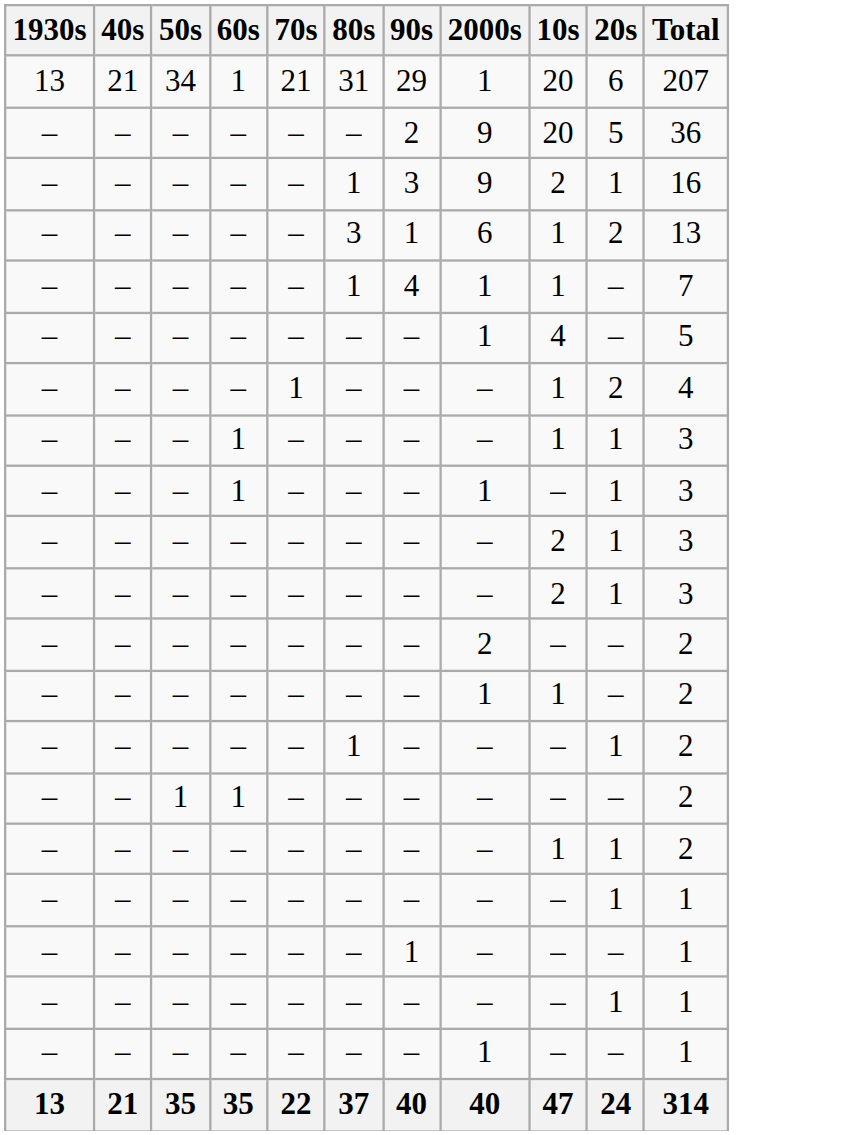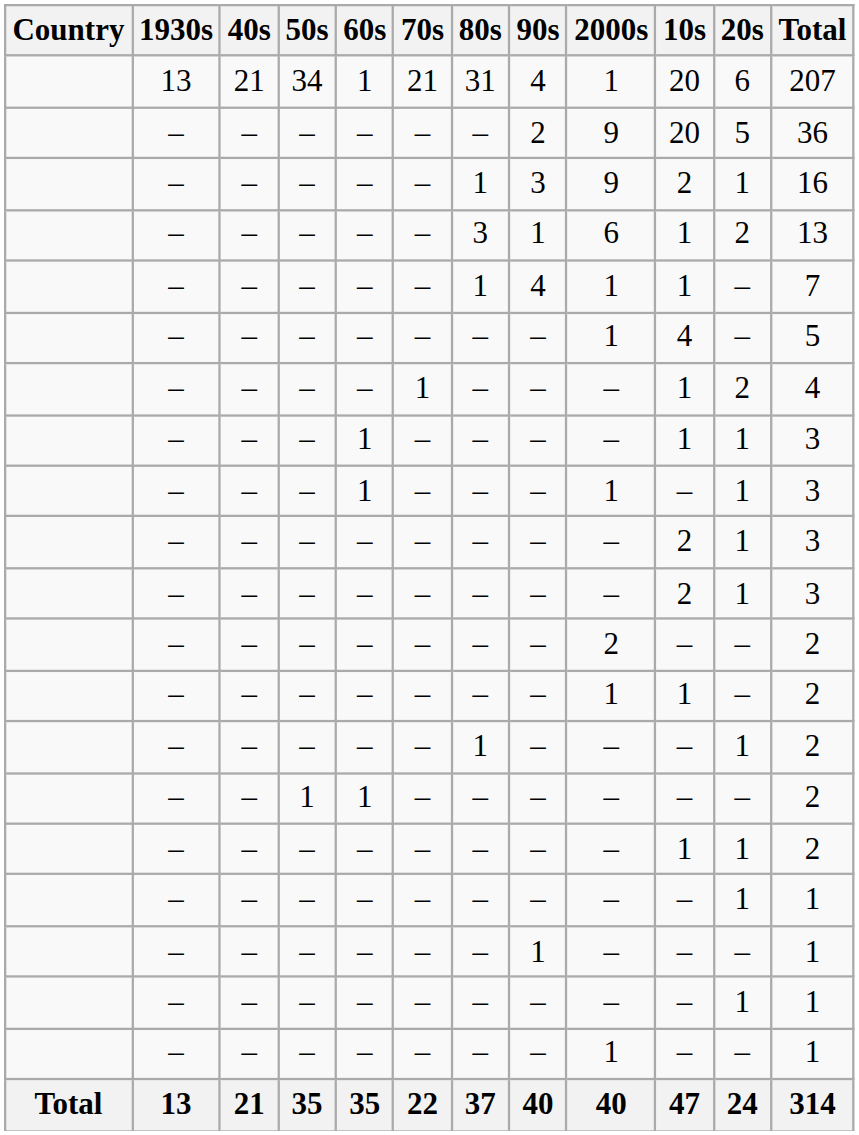+ column: (68, 29)
(411, 80) 29 -> (538, 80) 4
